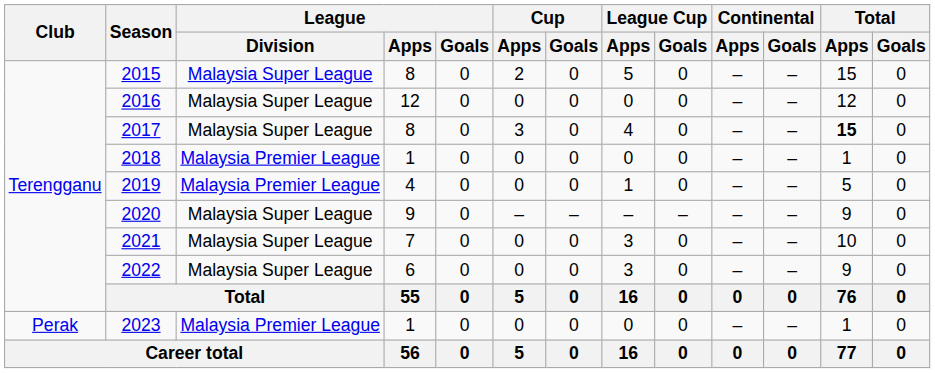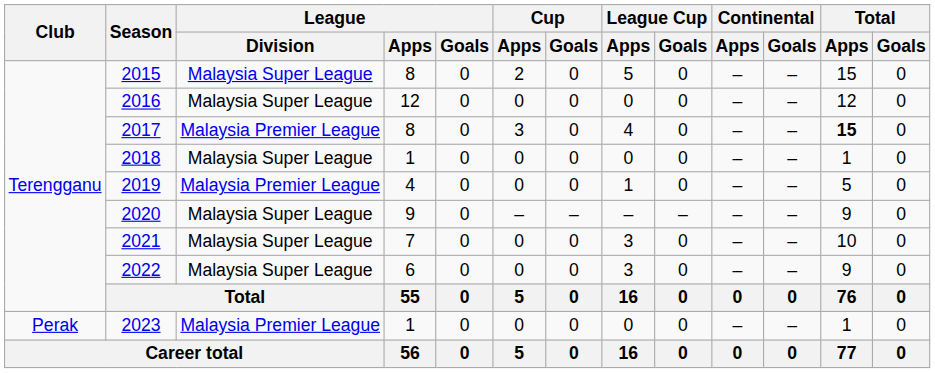(280, 130) Malaysia Super League -> (280, 130) Malaysia Premier League
(280, 158) Malaysia Premier League -> (280, 158) Malaysia Super League
